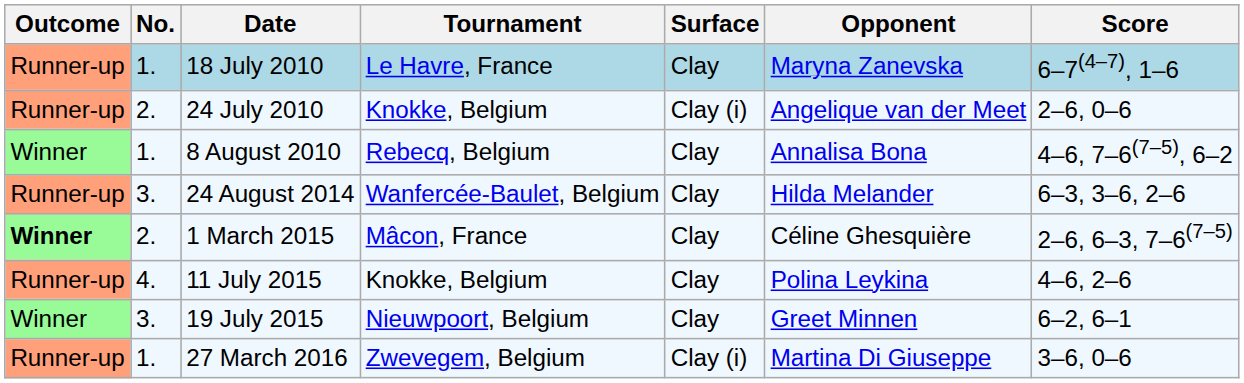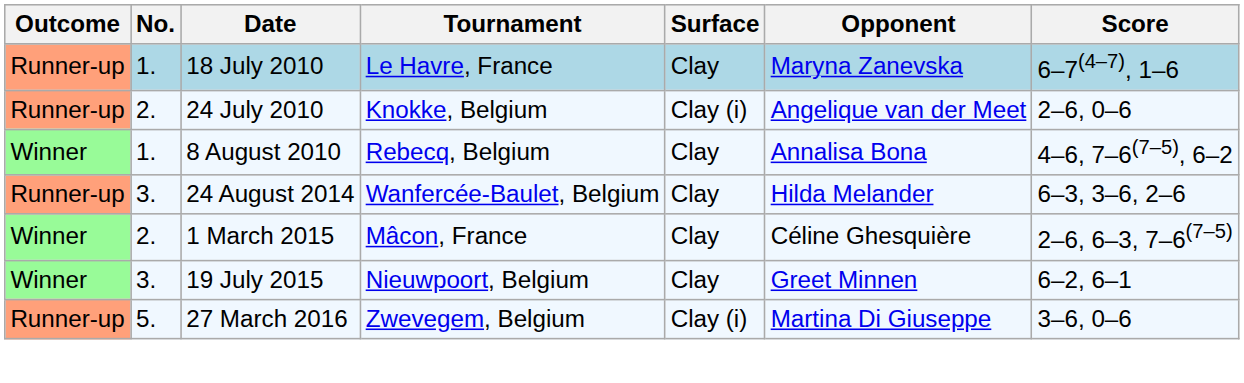(51, 236) bold -> (49, 236) normal
- row: (254, 278)
(146, 357) 1. -> (146, 318) 5.
